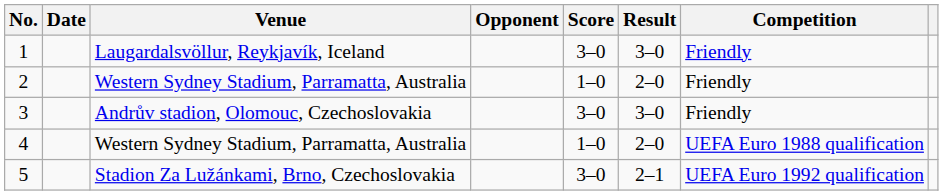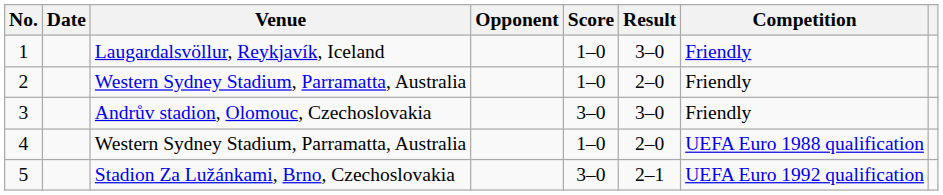(591, 50) 3–0 -> (591, 50) 1–0
